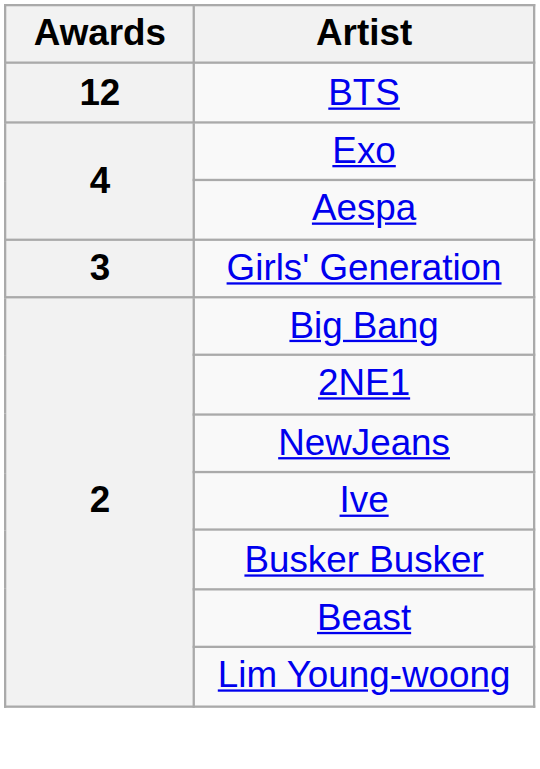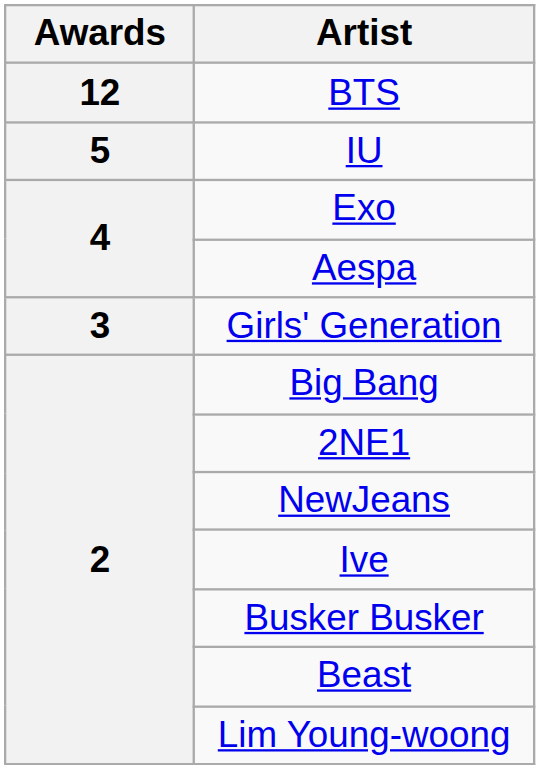+ row: (364, 150)
